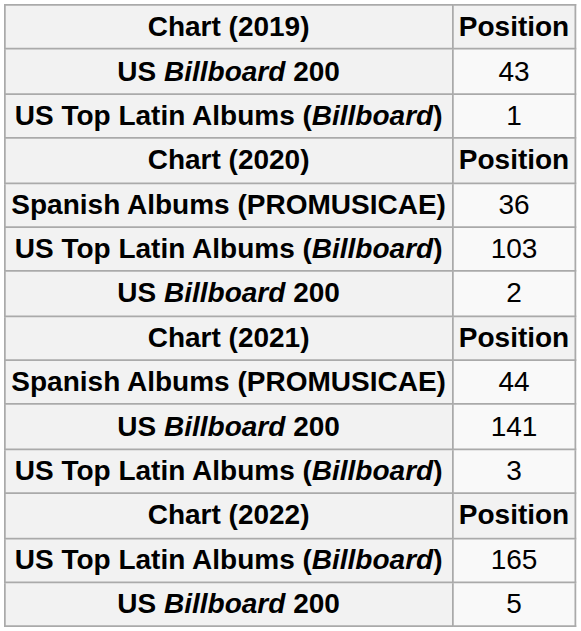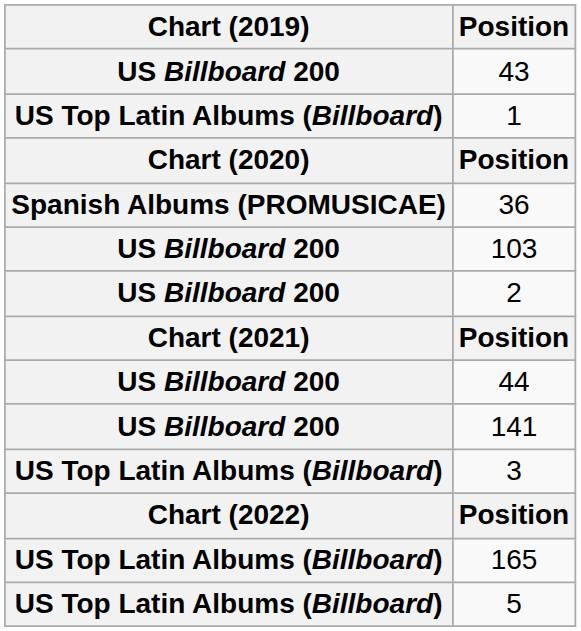(229, 248) US Top Latin Albums (Billboard) -> (229, 248) US Billboard 200
(229, 381) Spanish Albums (PROMUSICAE) -> (229, 381) US Billboard 200
(229, 603) US Billboard 200 -> (229, 603) US Top Latin Albums (Billboard)
